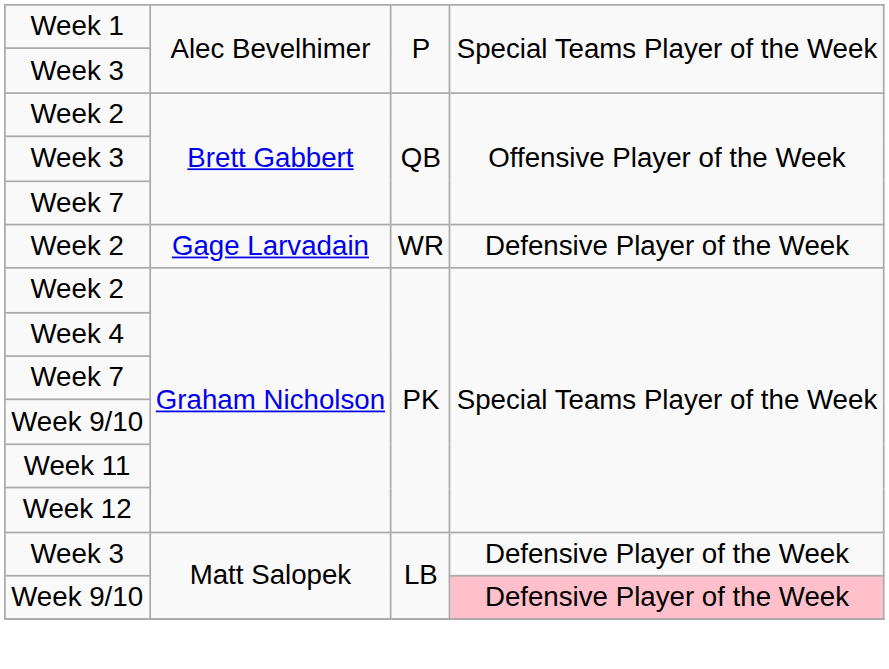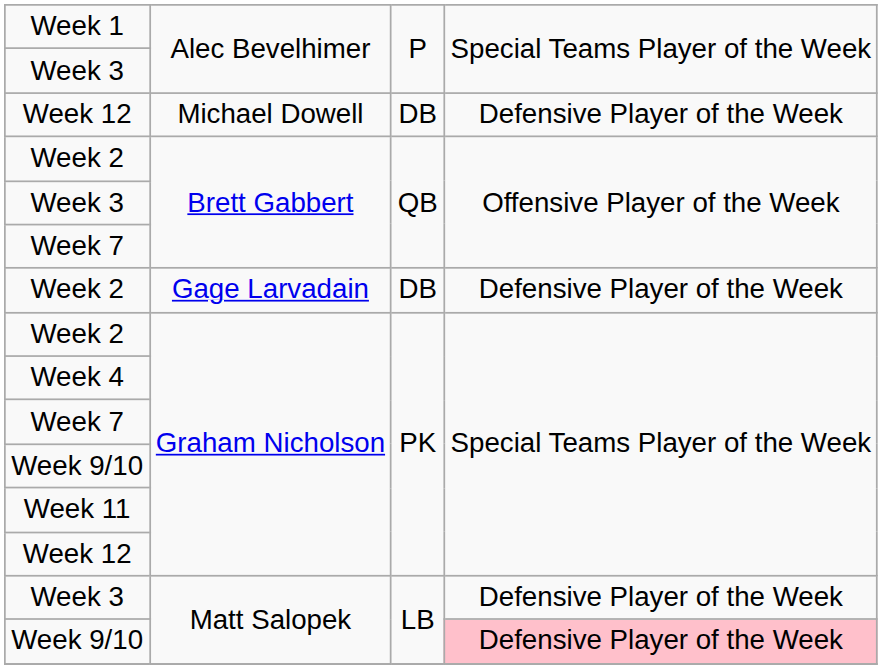+ row: (77, 114)
(421, 245) WR -> (418, 289) DB
